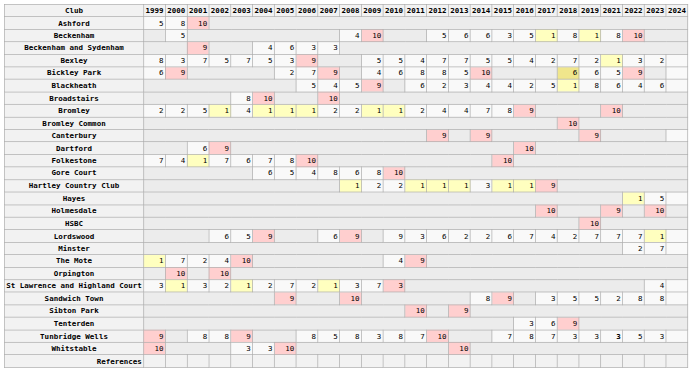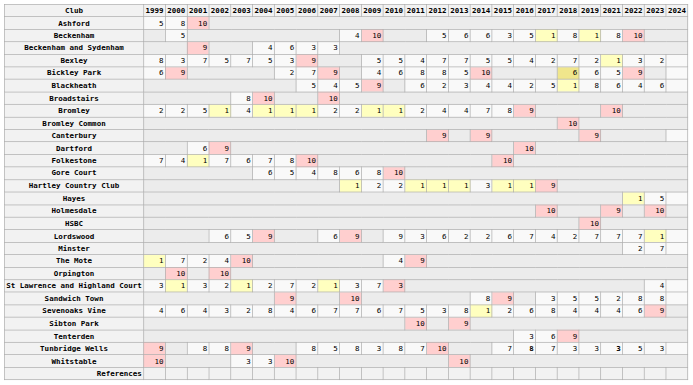+ row: (74, 311)
(531, 336) normal -> (531, 349) bold
